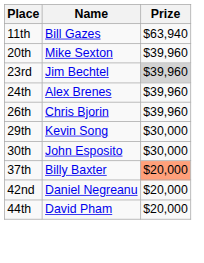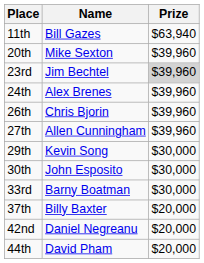+ row: (19, 131)
+ row: (20, 190)
(166, 170) lightsalmon background -> (174, 209) no background
